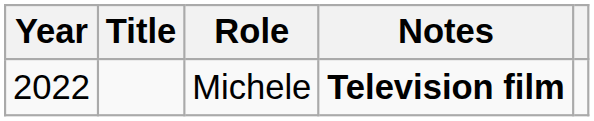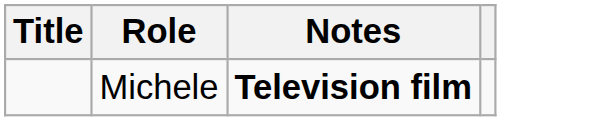- column: (51, 31)
